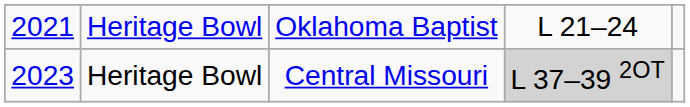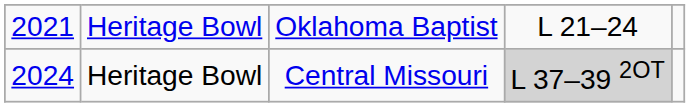(43, 75) 2023 -> (43, 75) 2024
